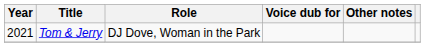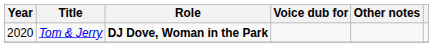(20, 32) 2021 -> (20, 32) 2020
(184, 32) normal -> (188, 32) bold
